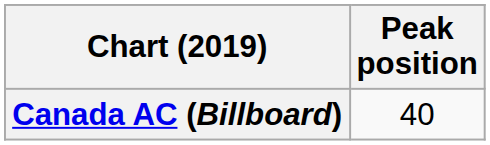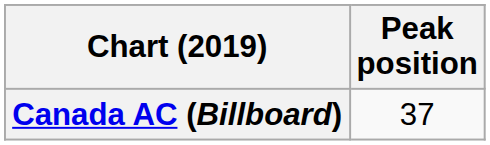(417, 113) 40 -> (417, 113) 37
